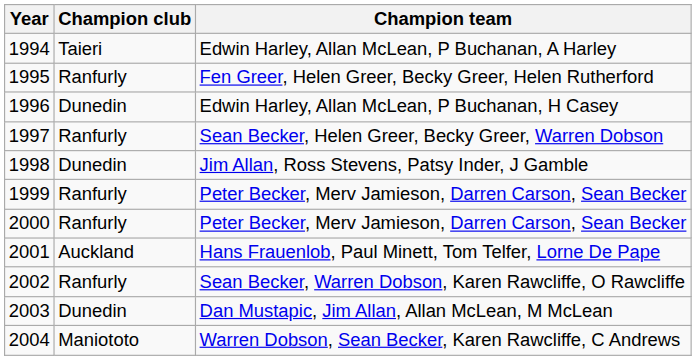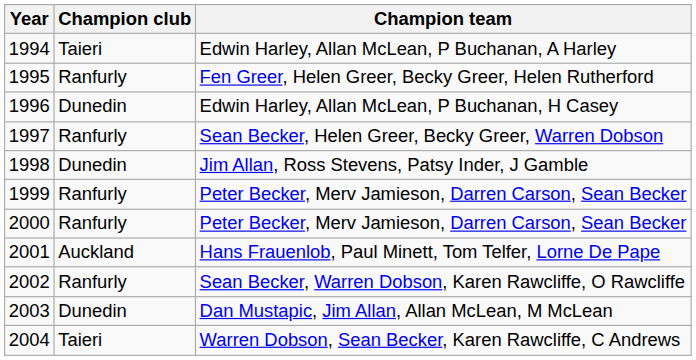(99, 340) Maniototo -> (80, 340) Taieri
